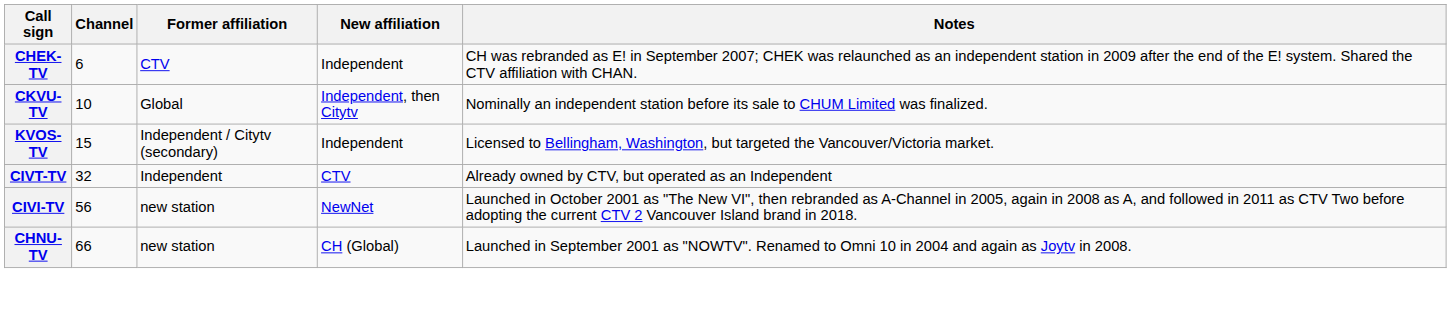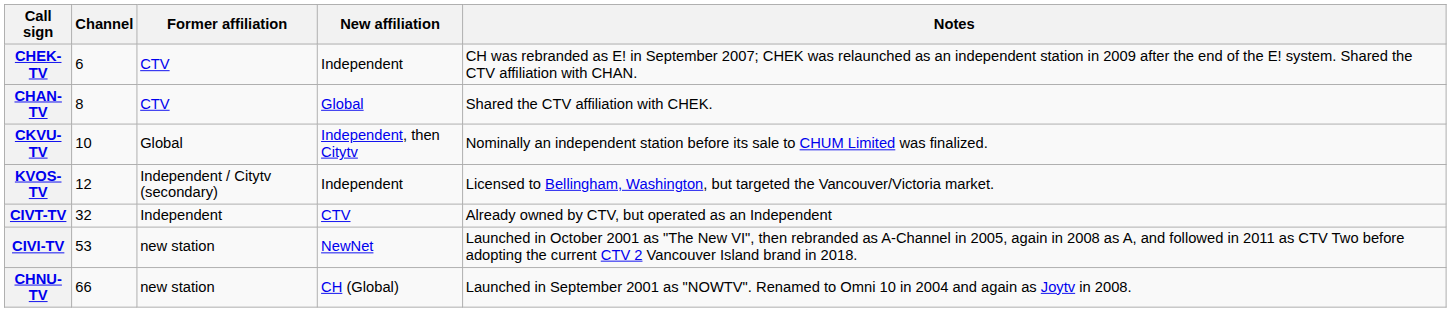+ row: (38, 104)
(84, 144) 15 -> (84, 184) 12
(84, 207) 56 -> (84, 247) 53
